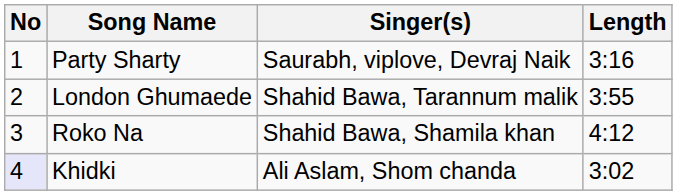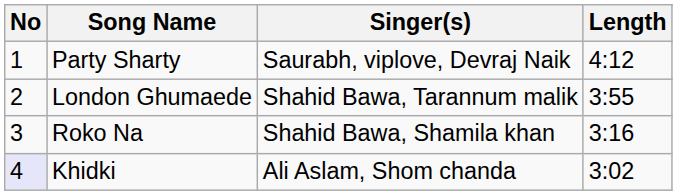(611, 60) 3:16 -> (611, 60) 4:12
(611, 134) 4:12 -> (611, 134) 3:16
